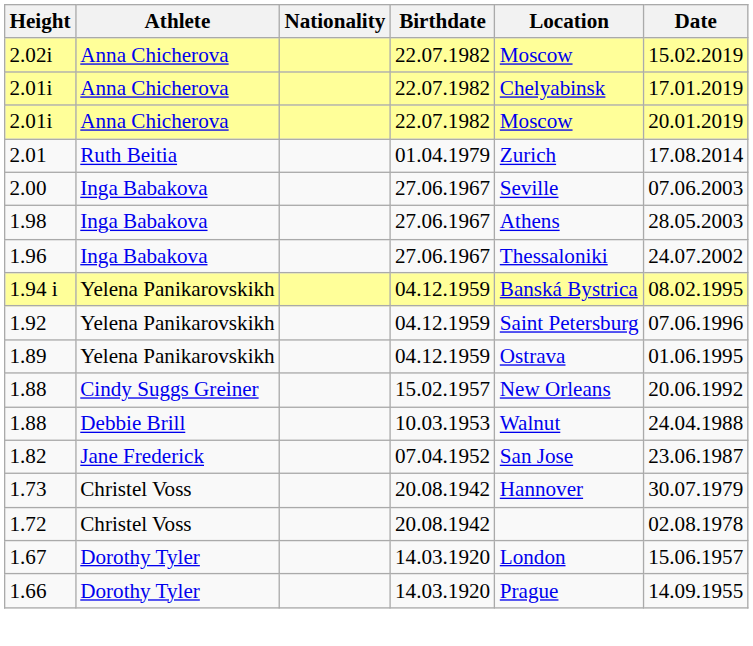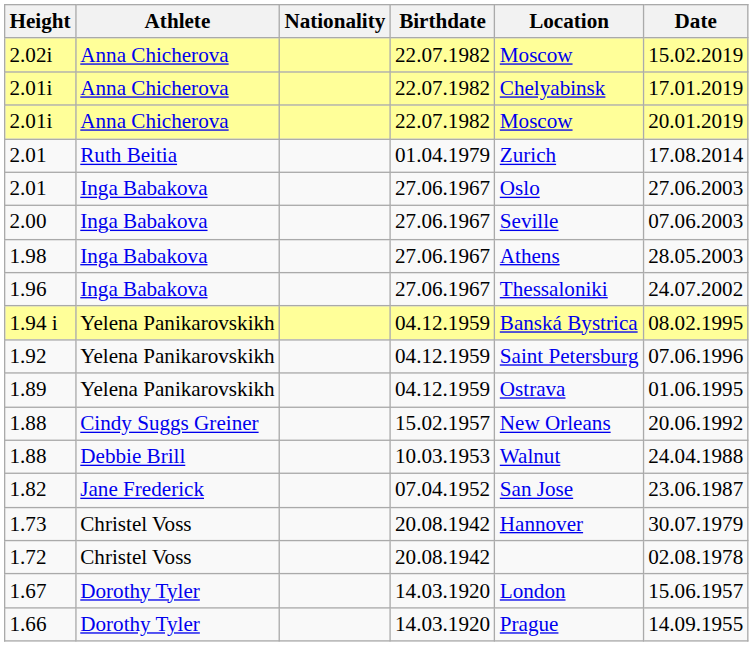+ row: (28, 188)
